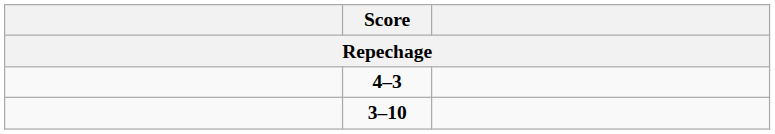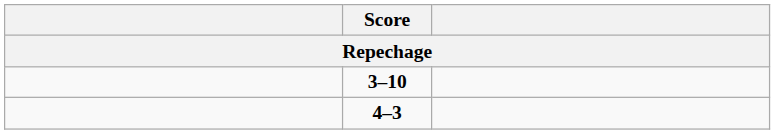rows swapped: (387, 81) <-> (387, 112)
